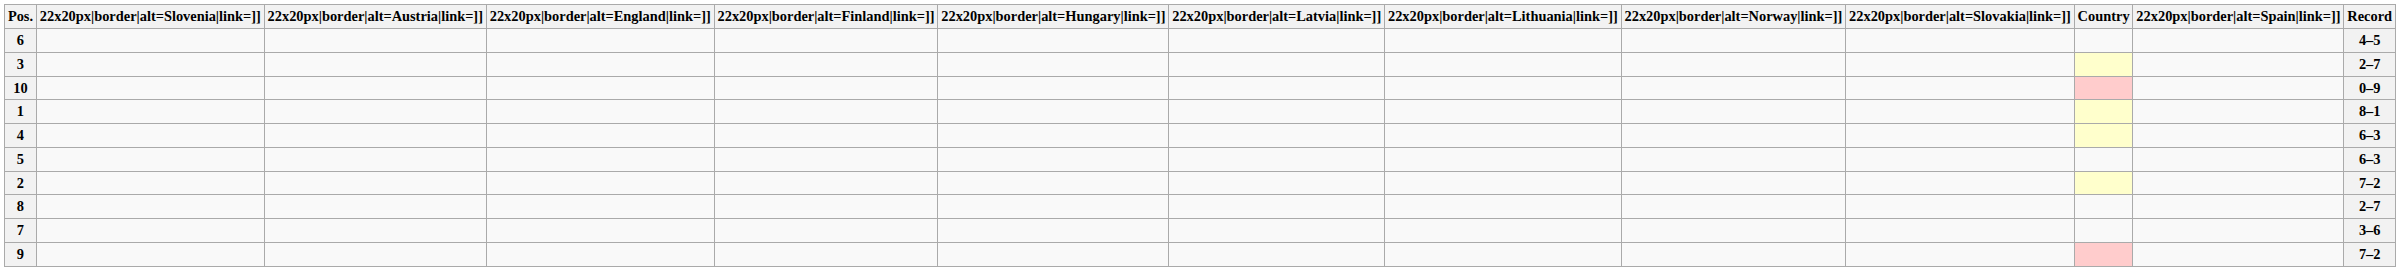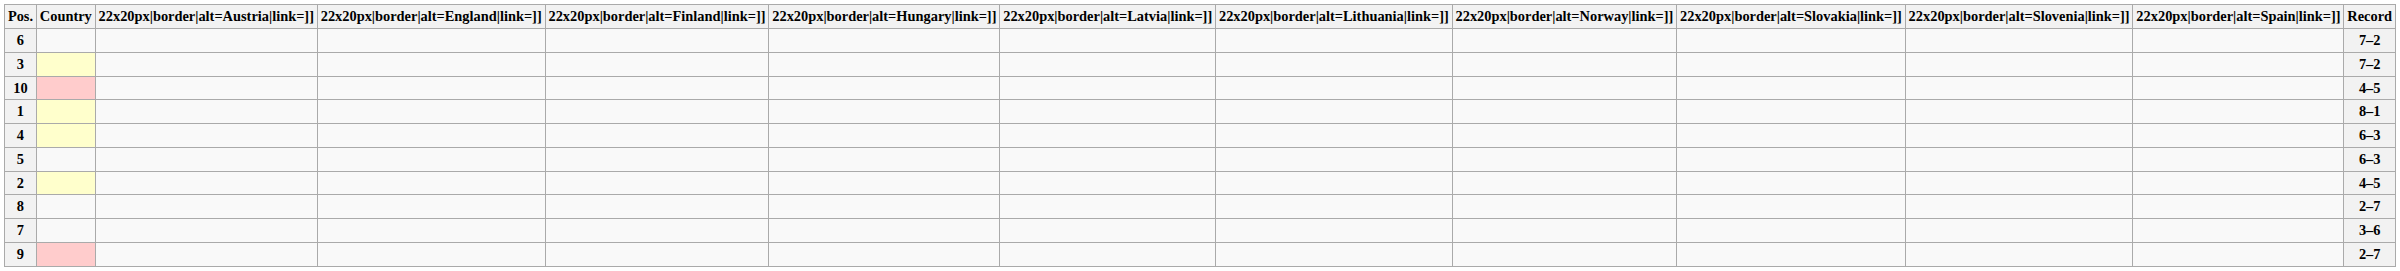columns swapped: (2104, 16) <-> (150, 16)
(2370, 40) 4–5 -> (2370, 40) 7–2
(2370, 64) 2–7 -> (2370, 64) 7–2
(2370, 88) 0–9 -> (2370, 88) 4–5
(2370, 183) 7–2 -> (2370, 183) 4–5
(2370, 254) 7–2 -> (2370, 254) 2–7
